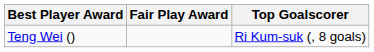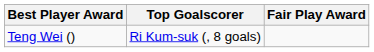columns swapped: (300, 15) <-> (179, 15)
